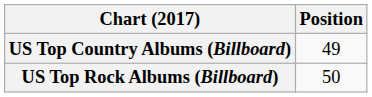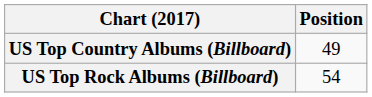(331, 77) 50 -> (331, 77) 54
